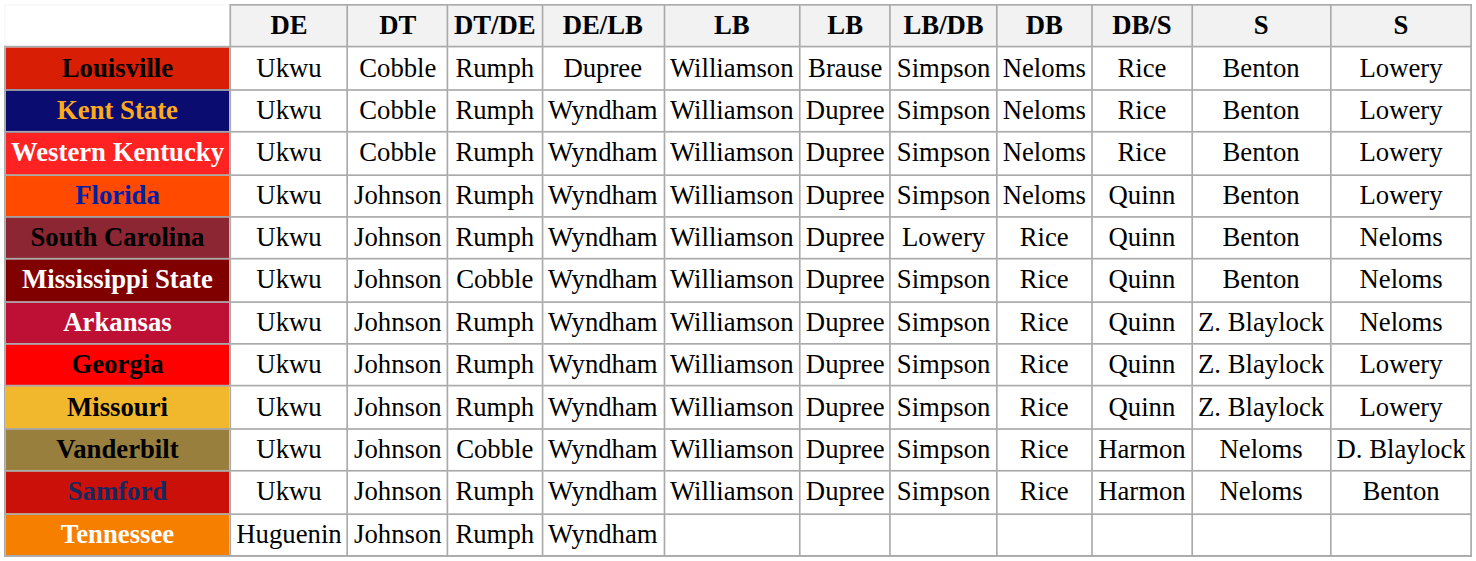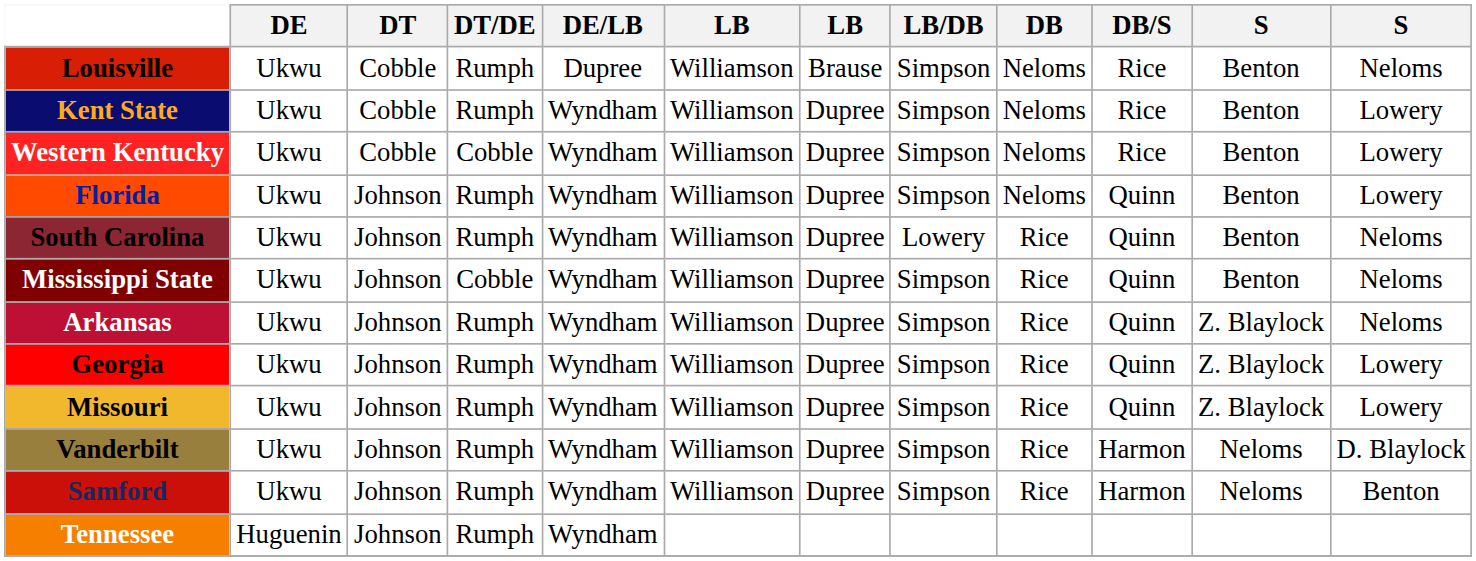(1401, 68) Lowery -> (1401, 68) Neloms
(495, 152) Rumph -> (495, 152) Cobble
(495, 449) Cobble -> (495, 449) Rumph
